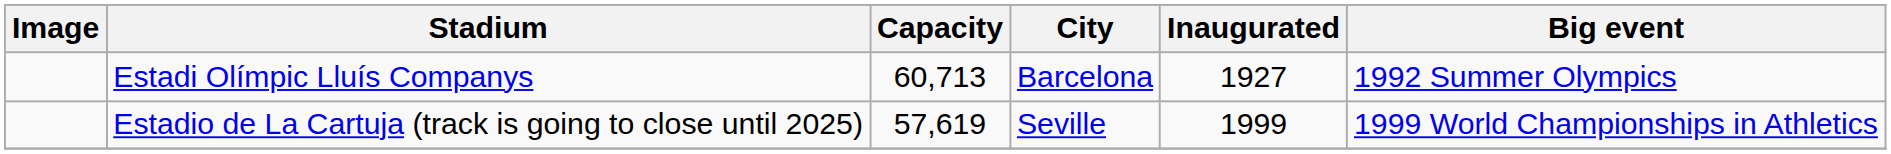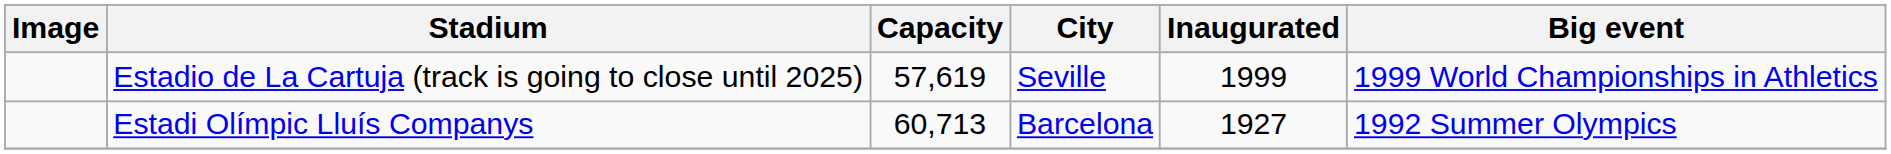rows swapped: (323, 76) <-> (488, 124)
